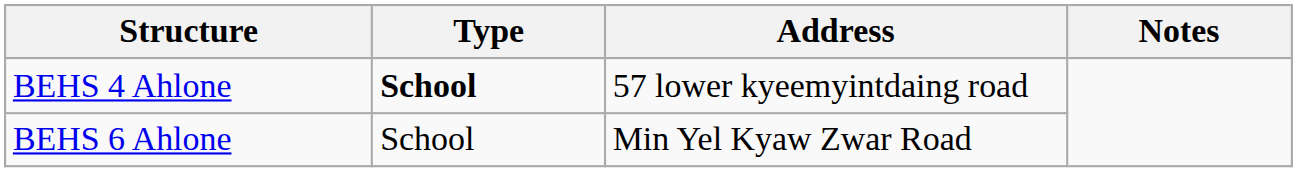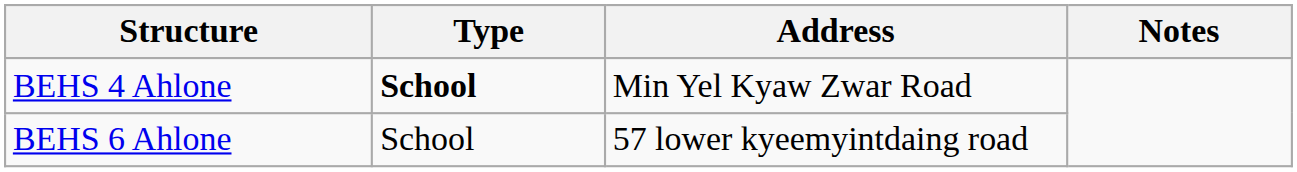(820, 85) 57 lower kyeemyintdaing road -> (792, 85) Min Yel Kyaw Zwar Road
(792, 138) Min Yel Kyaw Zwar Road -> (820, 138) 57 lower kyeemyintdaing road
